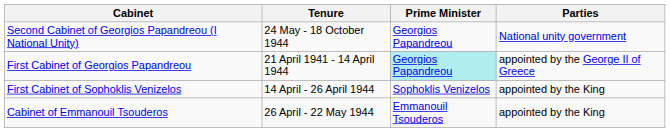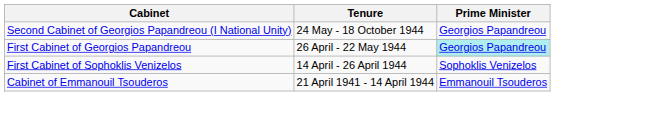- column: (580, 13)
(319, 66) 21 April 1941 - 14 April 1944 -> (351, 48) 26 April - 22 May 1944
(319, 113) 26 April - 22 May 1944 -> (365, 83) 21 April 1941 - 14 April 1944
